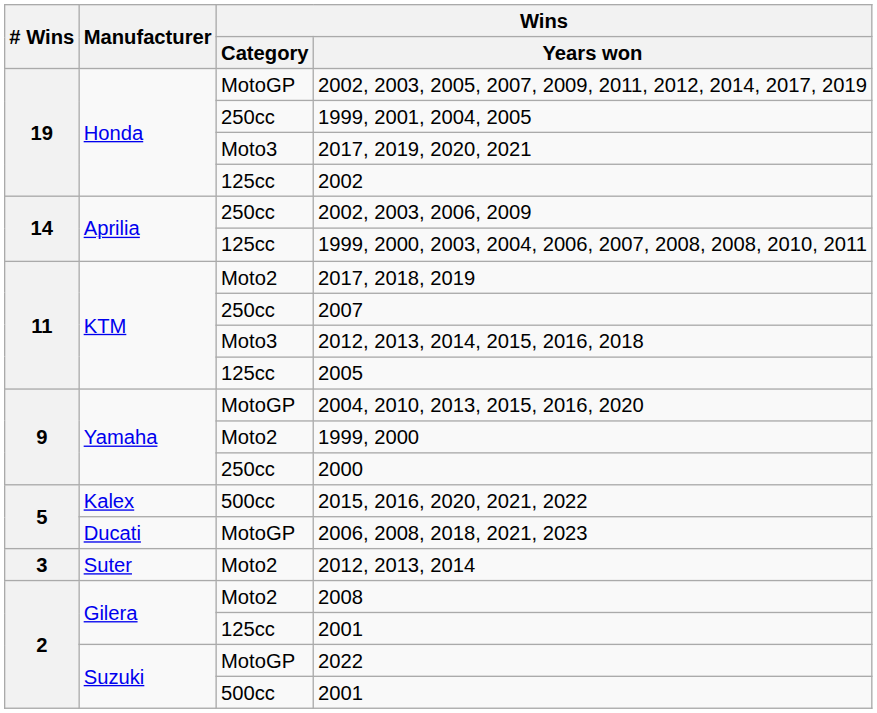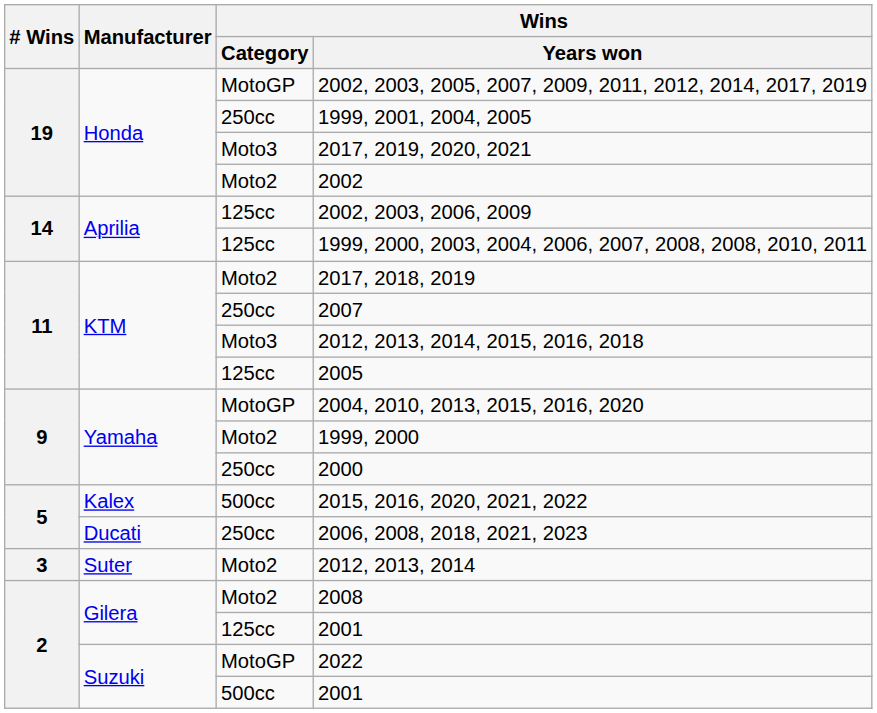(248, 181) 125cc -> (249, 181) Moto2
(248, 213) 250cc -> (248, 213) 125cc
(258, 533) MotoGP -> (248, 533) 250cc
